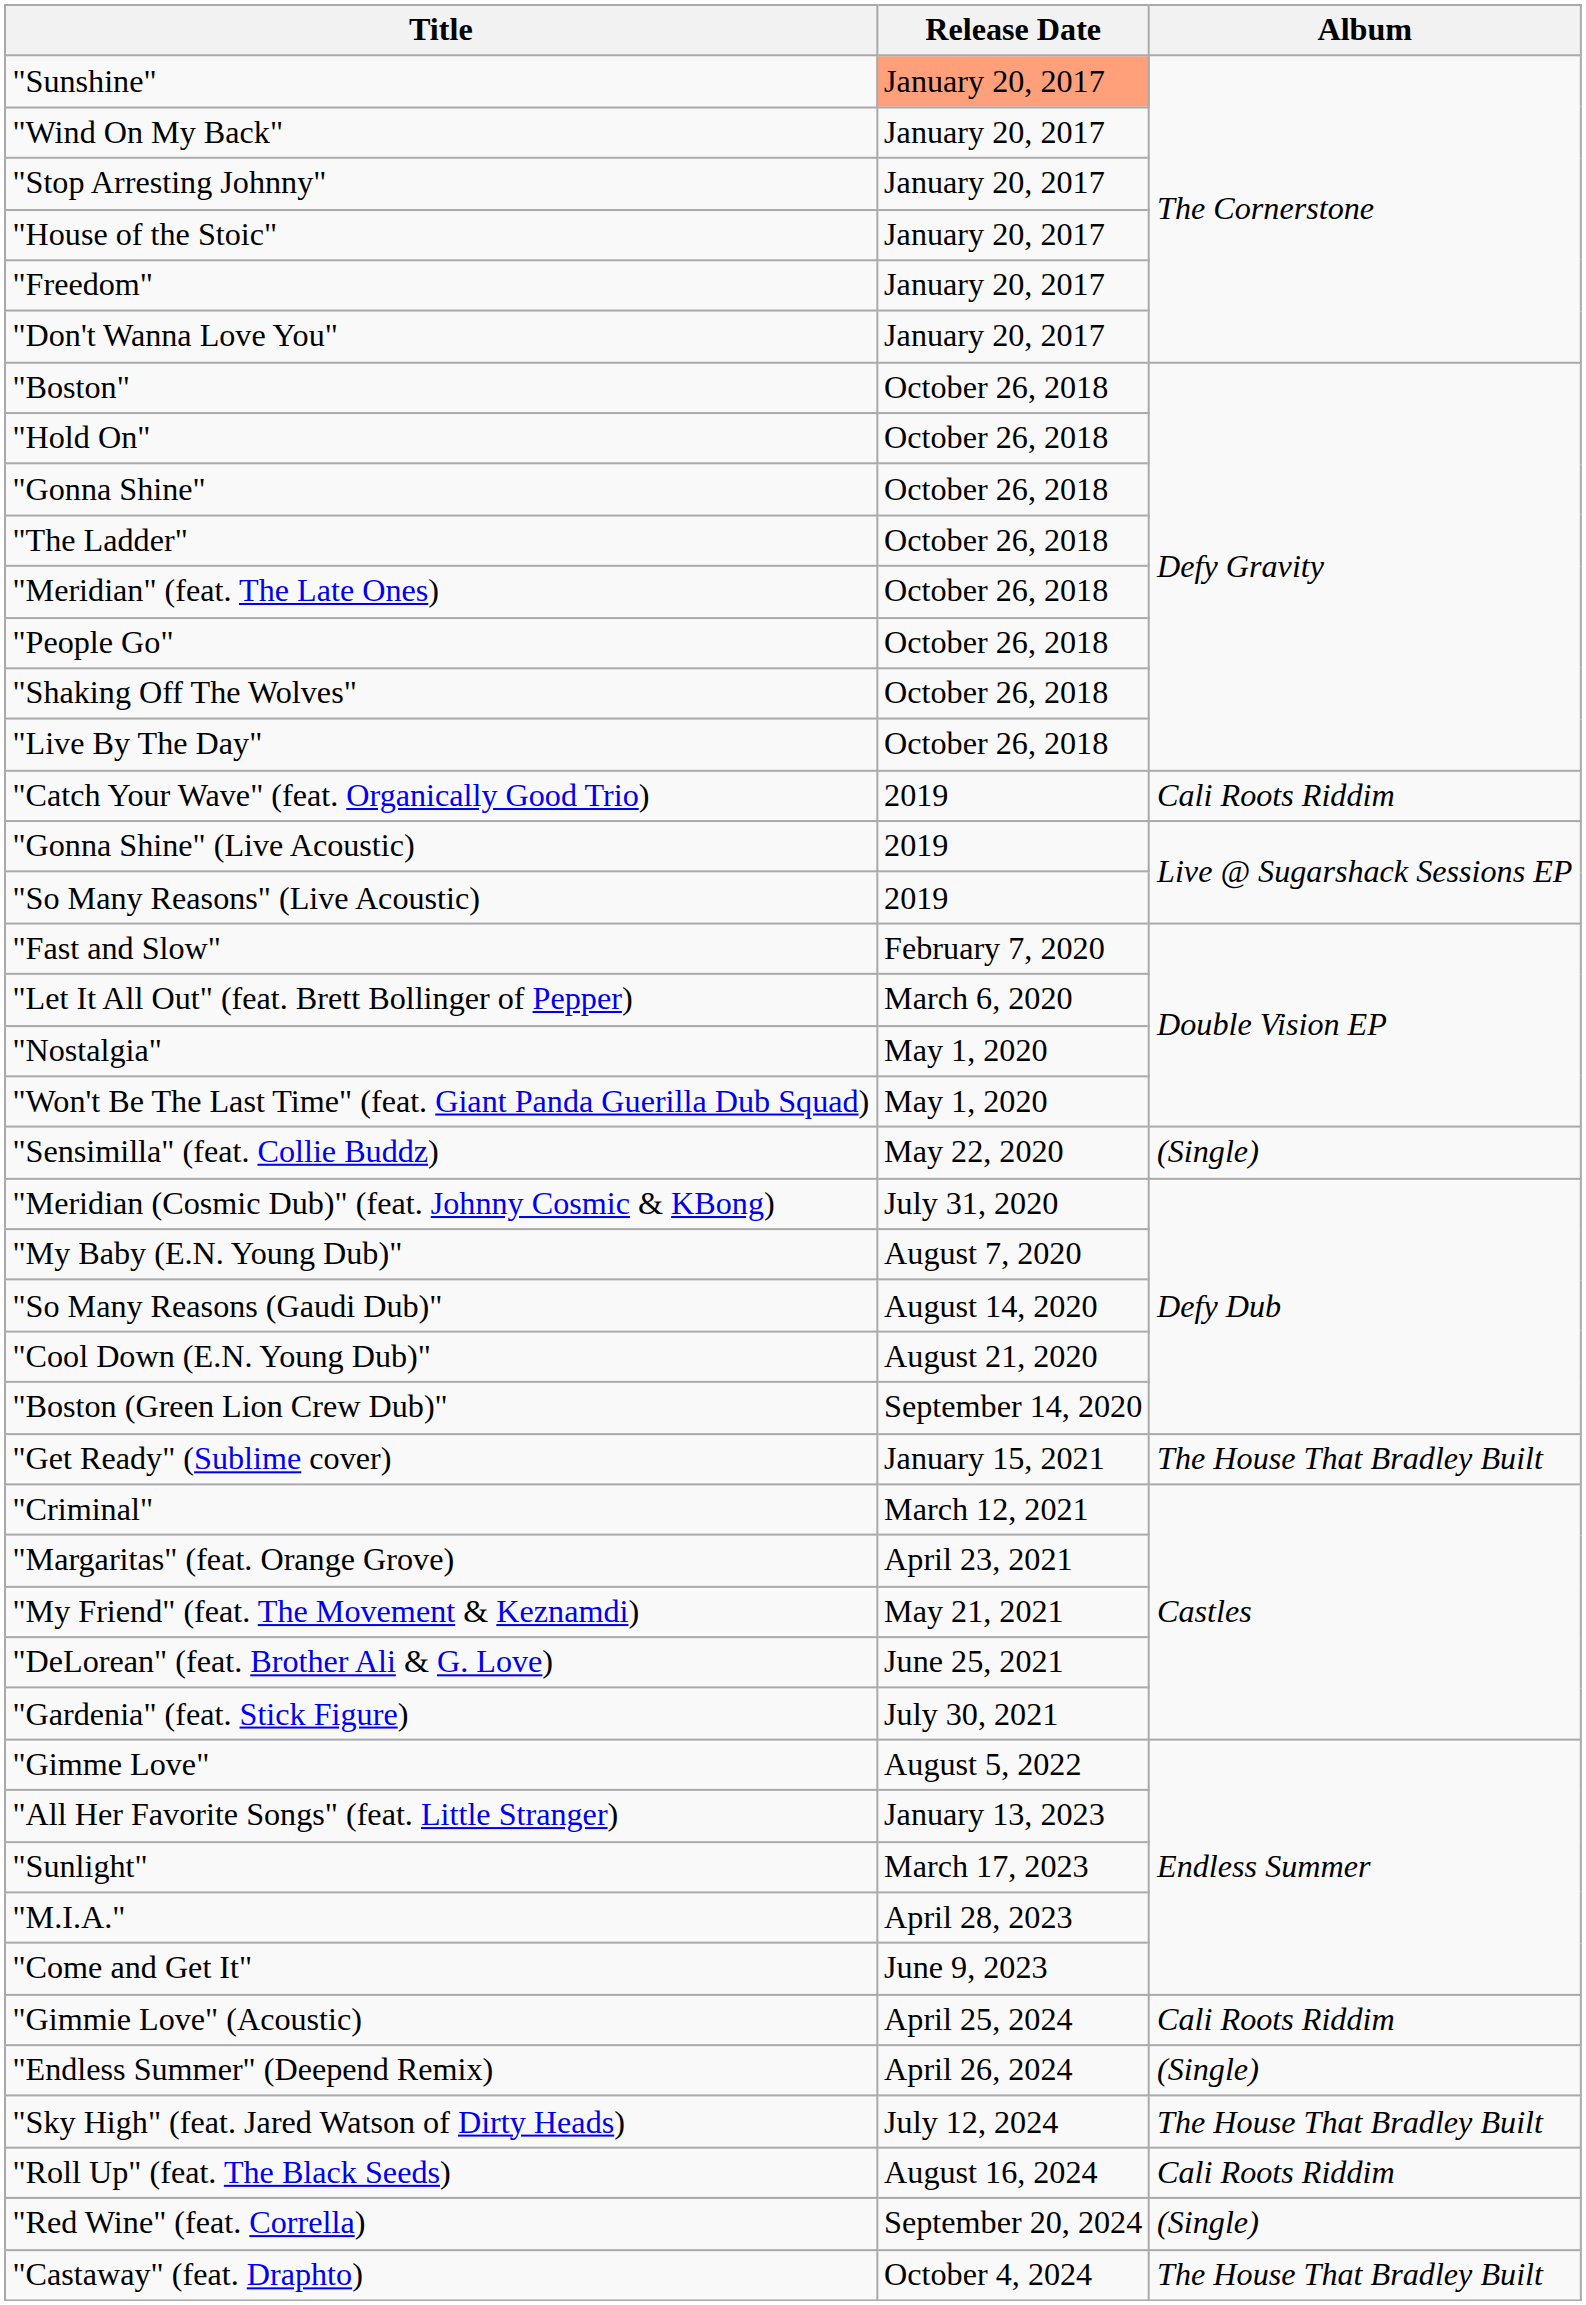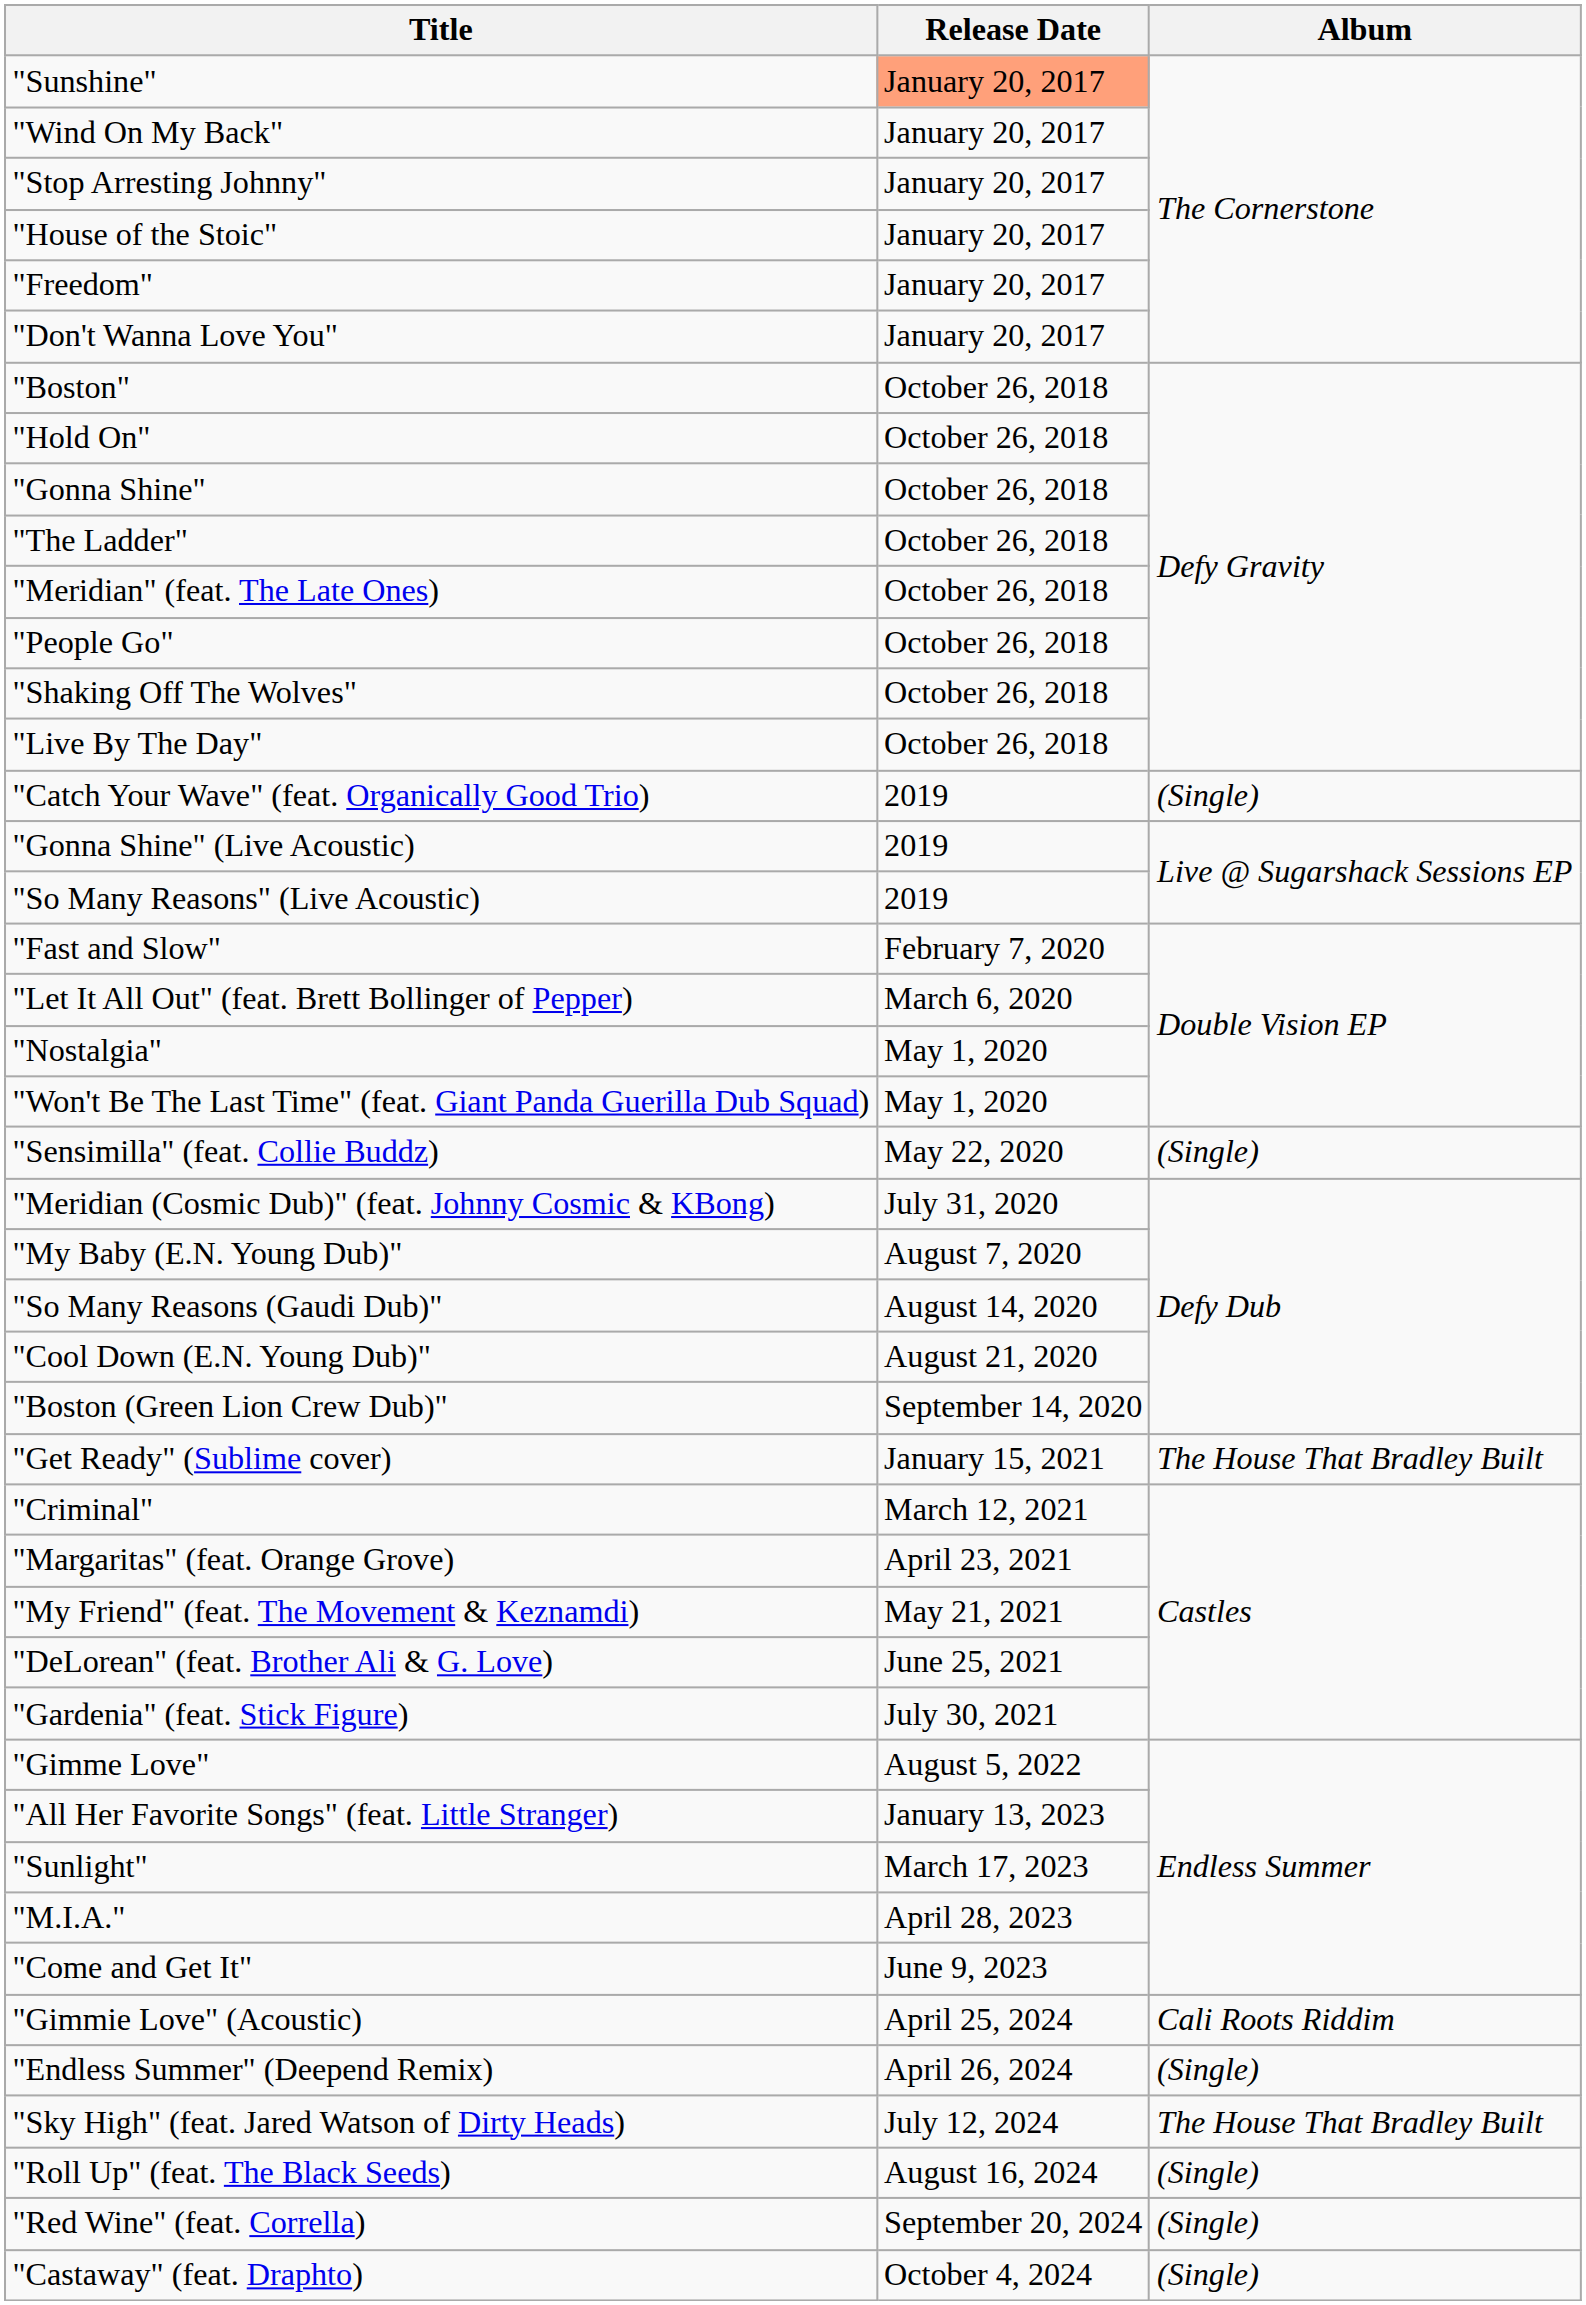(1276, 795) Cali Roots Riddim -> (1208, 795) (Single)
(1276, 2172) Cali Roots Riddim -> (1208, 2172) (Single)
(1350, 2274) The House That Bradley Built -> (1208, 2274) (Single)
